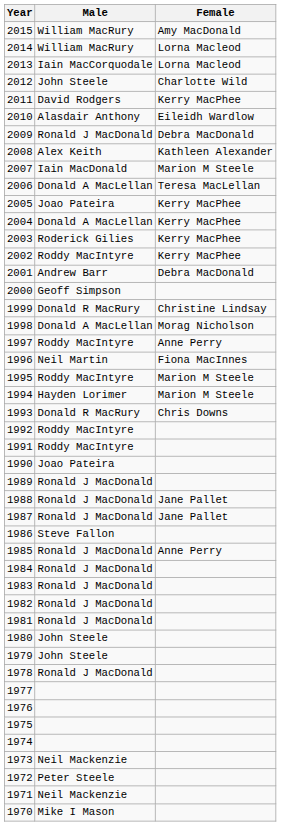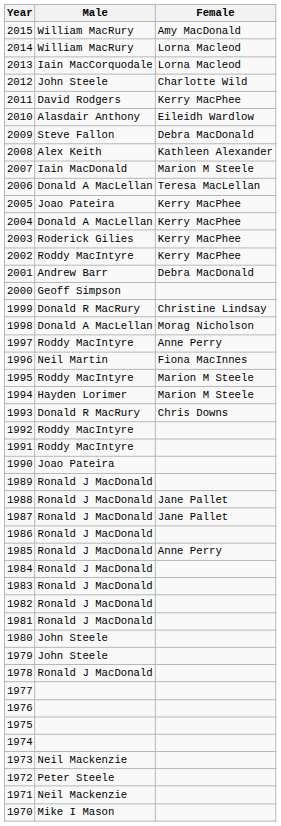(95, 135) Ronald J MacDonald -> (76, 135) Steve Fallon
(76, 534) Steve Fallon -> (95, 534) Ronald J MacDonald
